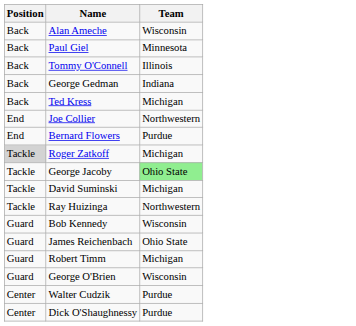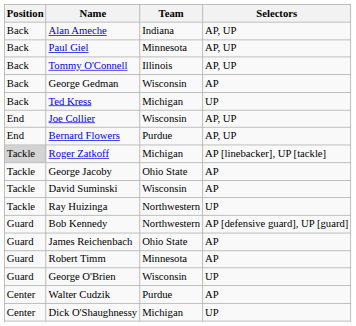+ column: (277, 13)
(164, 31) Wisconsin -> (158, 31) Indiana
(158, 83) Indiana -> (164, 83) Wisconsin
(171, 119) Northwestern -> (164, 119) Wisconsin
(165, 171) lightgreen background -> (165, 171) no background
(163, 189) Michigan -> (164, 189) Wisconsin
(164, 224) Wisconsin -> (171, 224) Northwestern
(163, 259) Michigan -> (165, 259) Minnesota
(157, 312) Purdue -> (163, 312) Michigan
